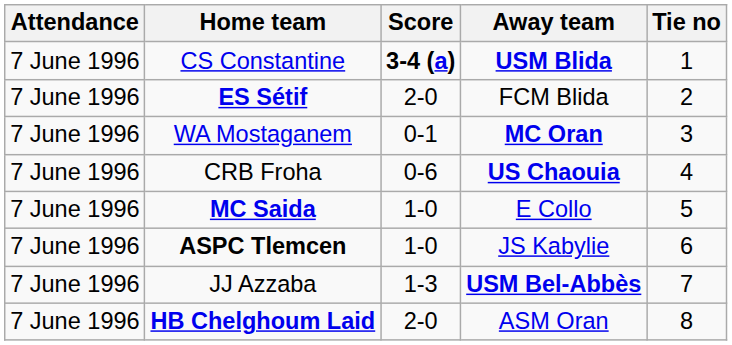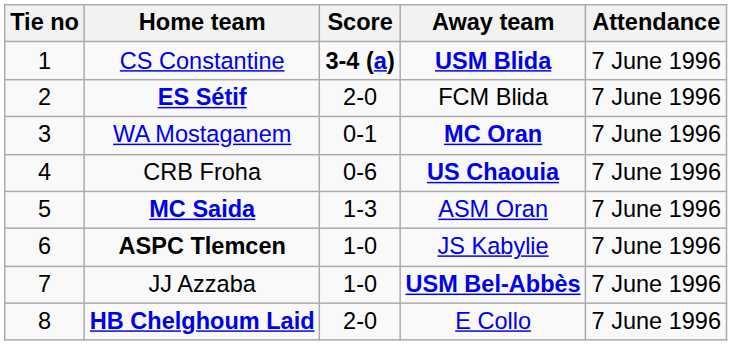columns swapped: (687, 23) <-> (75, 23)
(421, 209) 1-0 -> (360, 209) 1-3
(554, 209) E Collo -> (493, 209) ASM Oran
(421, 284) 1-3 -> (360, 284) 1-0
(554, 321) ASM Oran -> (493, 321) E Collo
